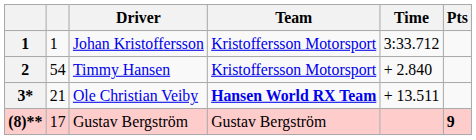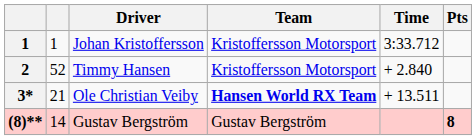(58, 69) 54 -> (58, 69) 52
(58, 121) 17 -> (58, 121) 14
(451, 121) 9 -> (451, 121) 8
